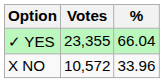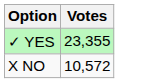- column: (136, 16)
